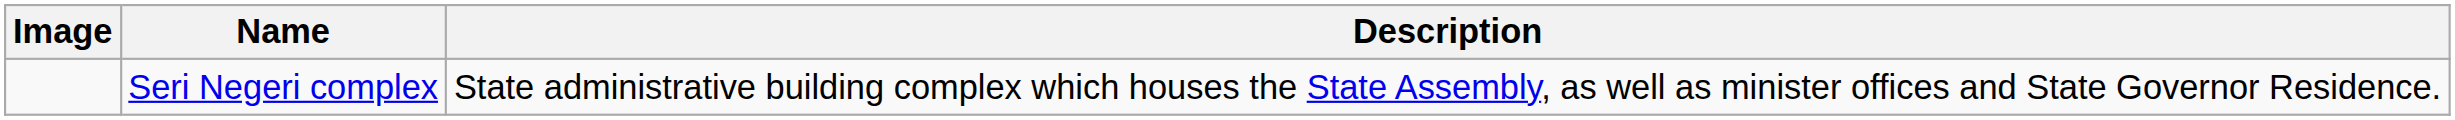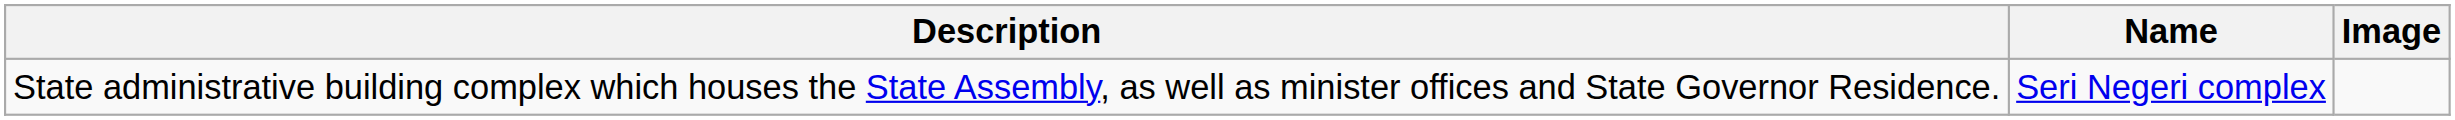columns swapped: (63, 31) <-> (1448, 31)
